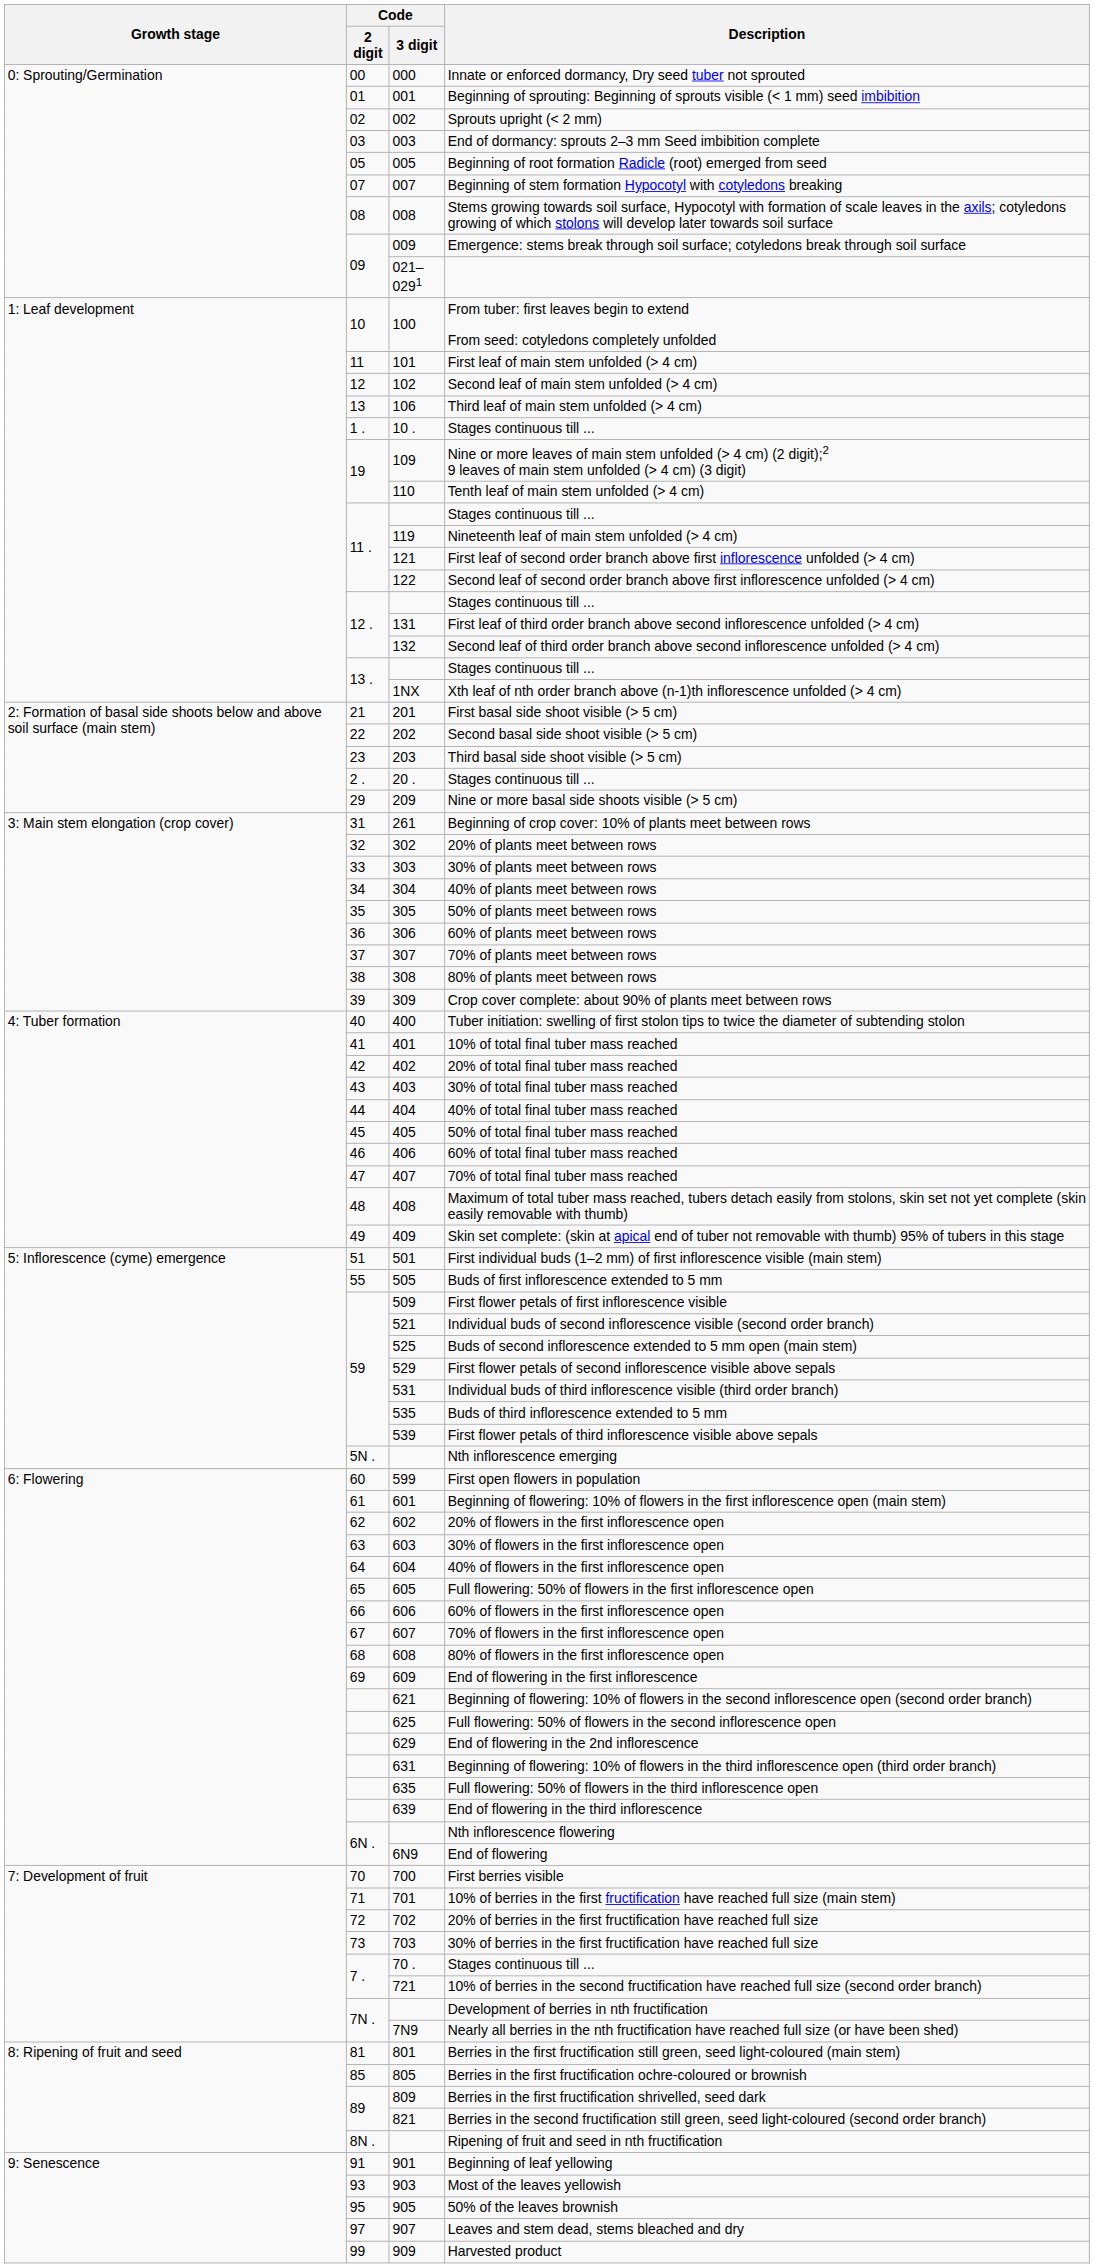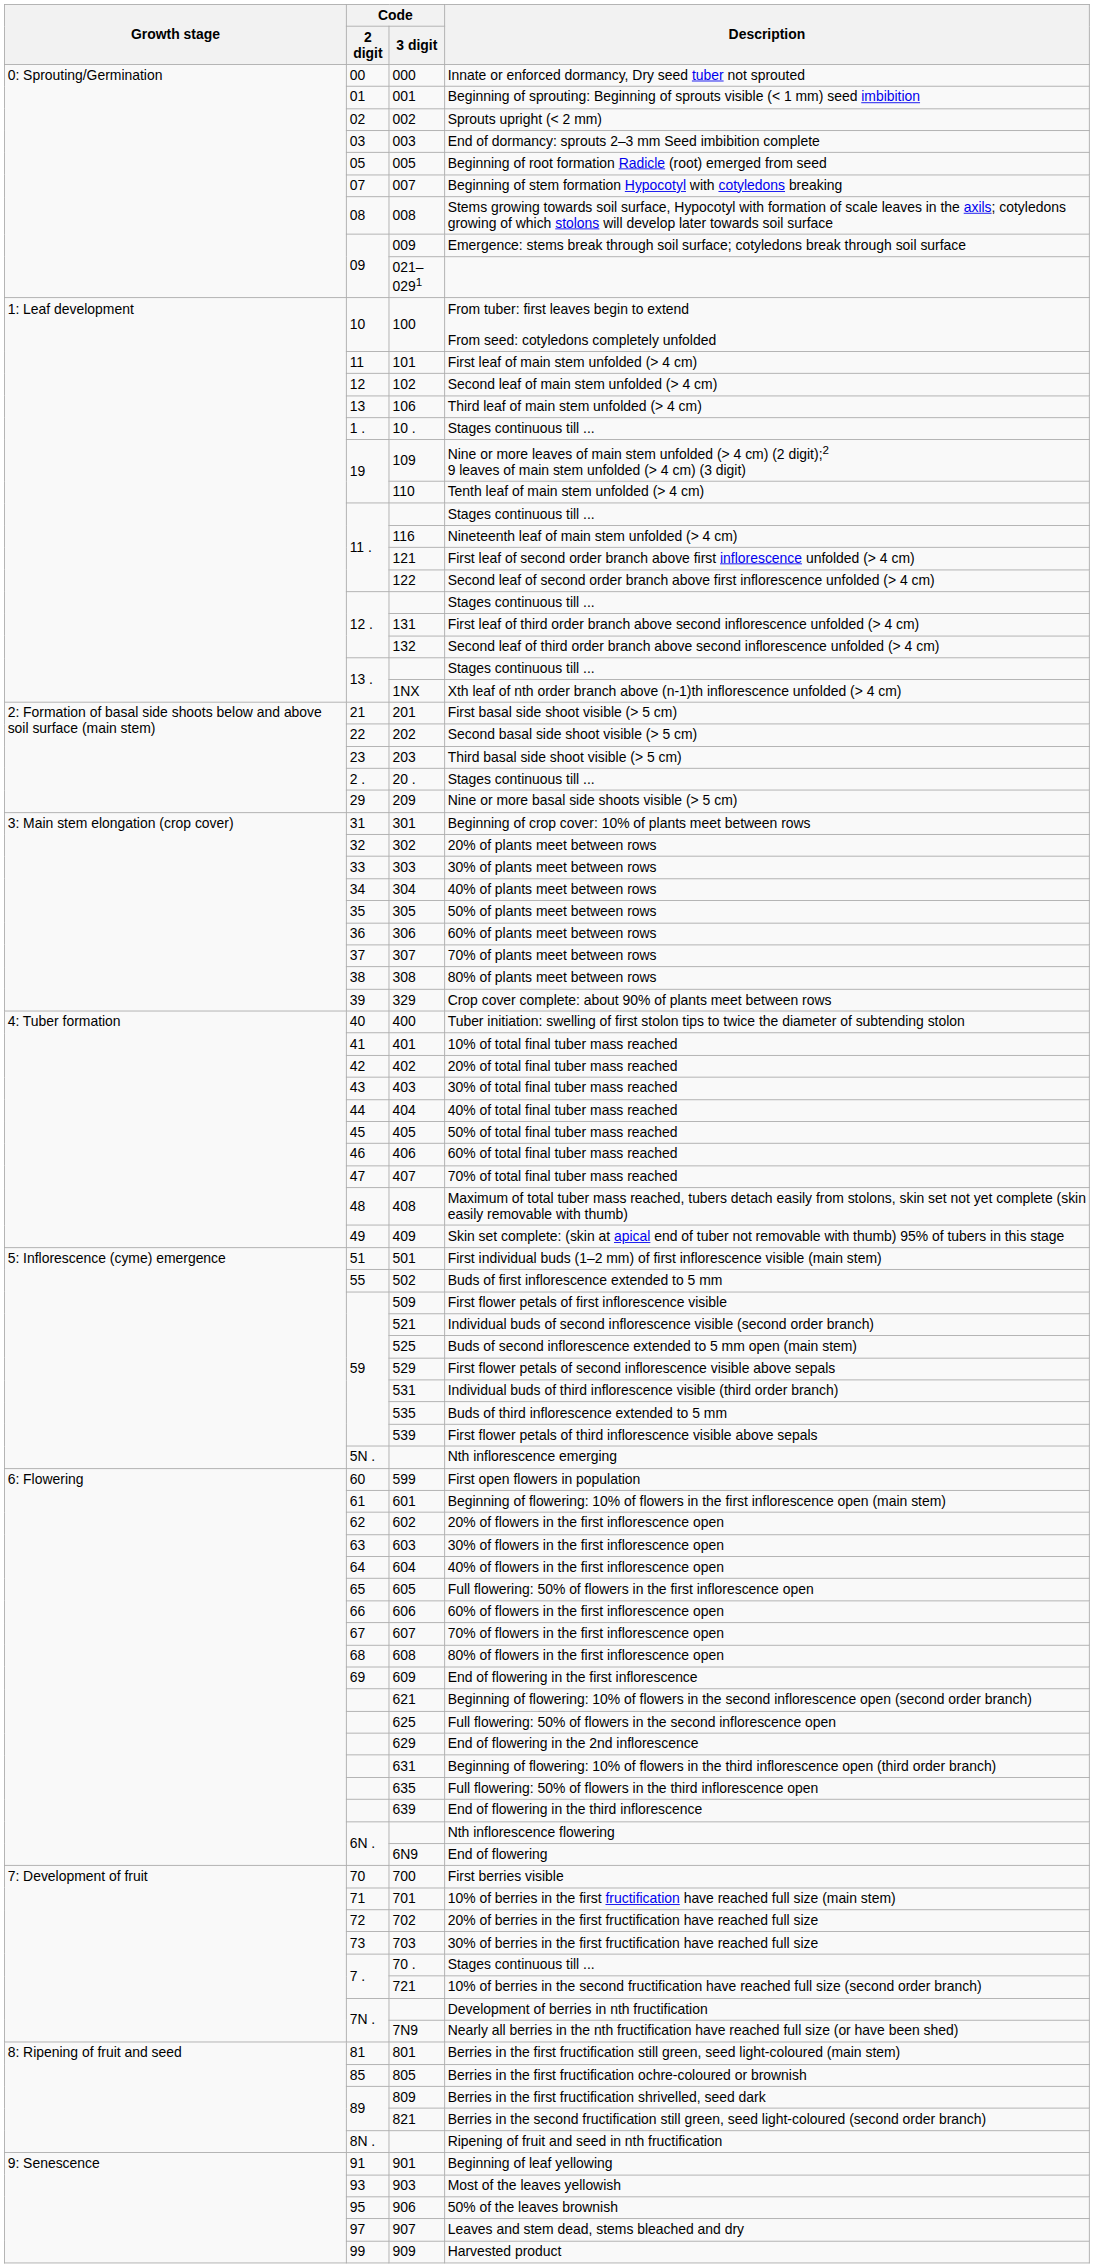(404, 536) 119 -> (404, 536) 116
(404, 823) 261 -> (404, 823) 301
(404, 1000) 309 -> (404, 1000) 329
(404, 1280) 505 -> (404, 1280) 502
(404, 2207) 905 -> (404, 2207) 906
